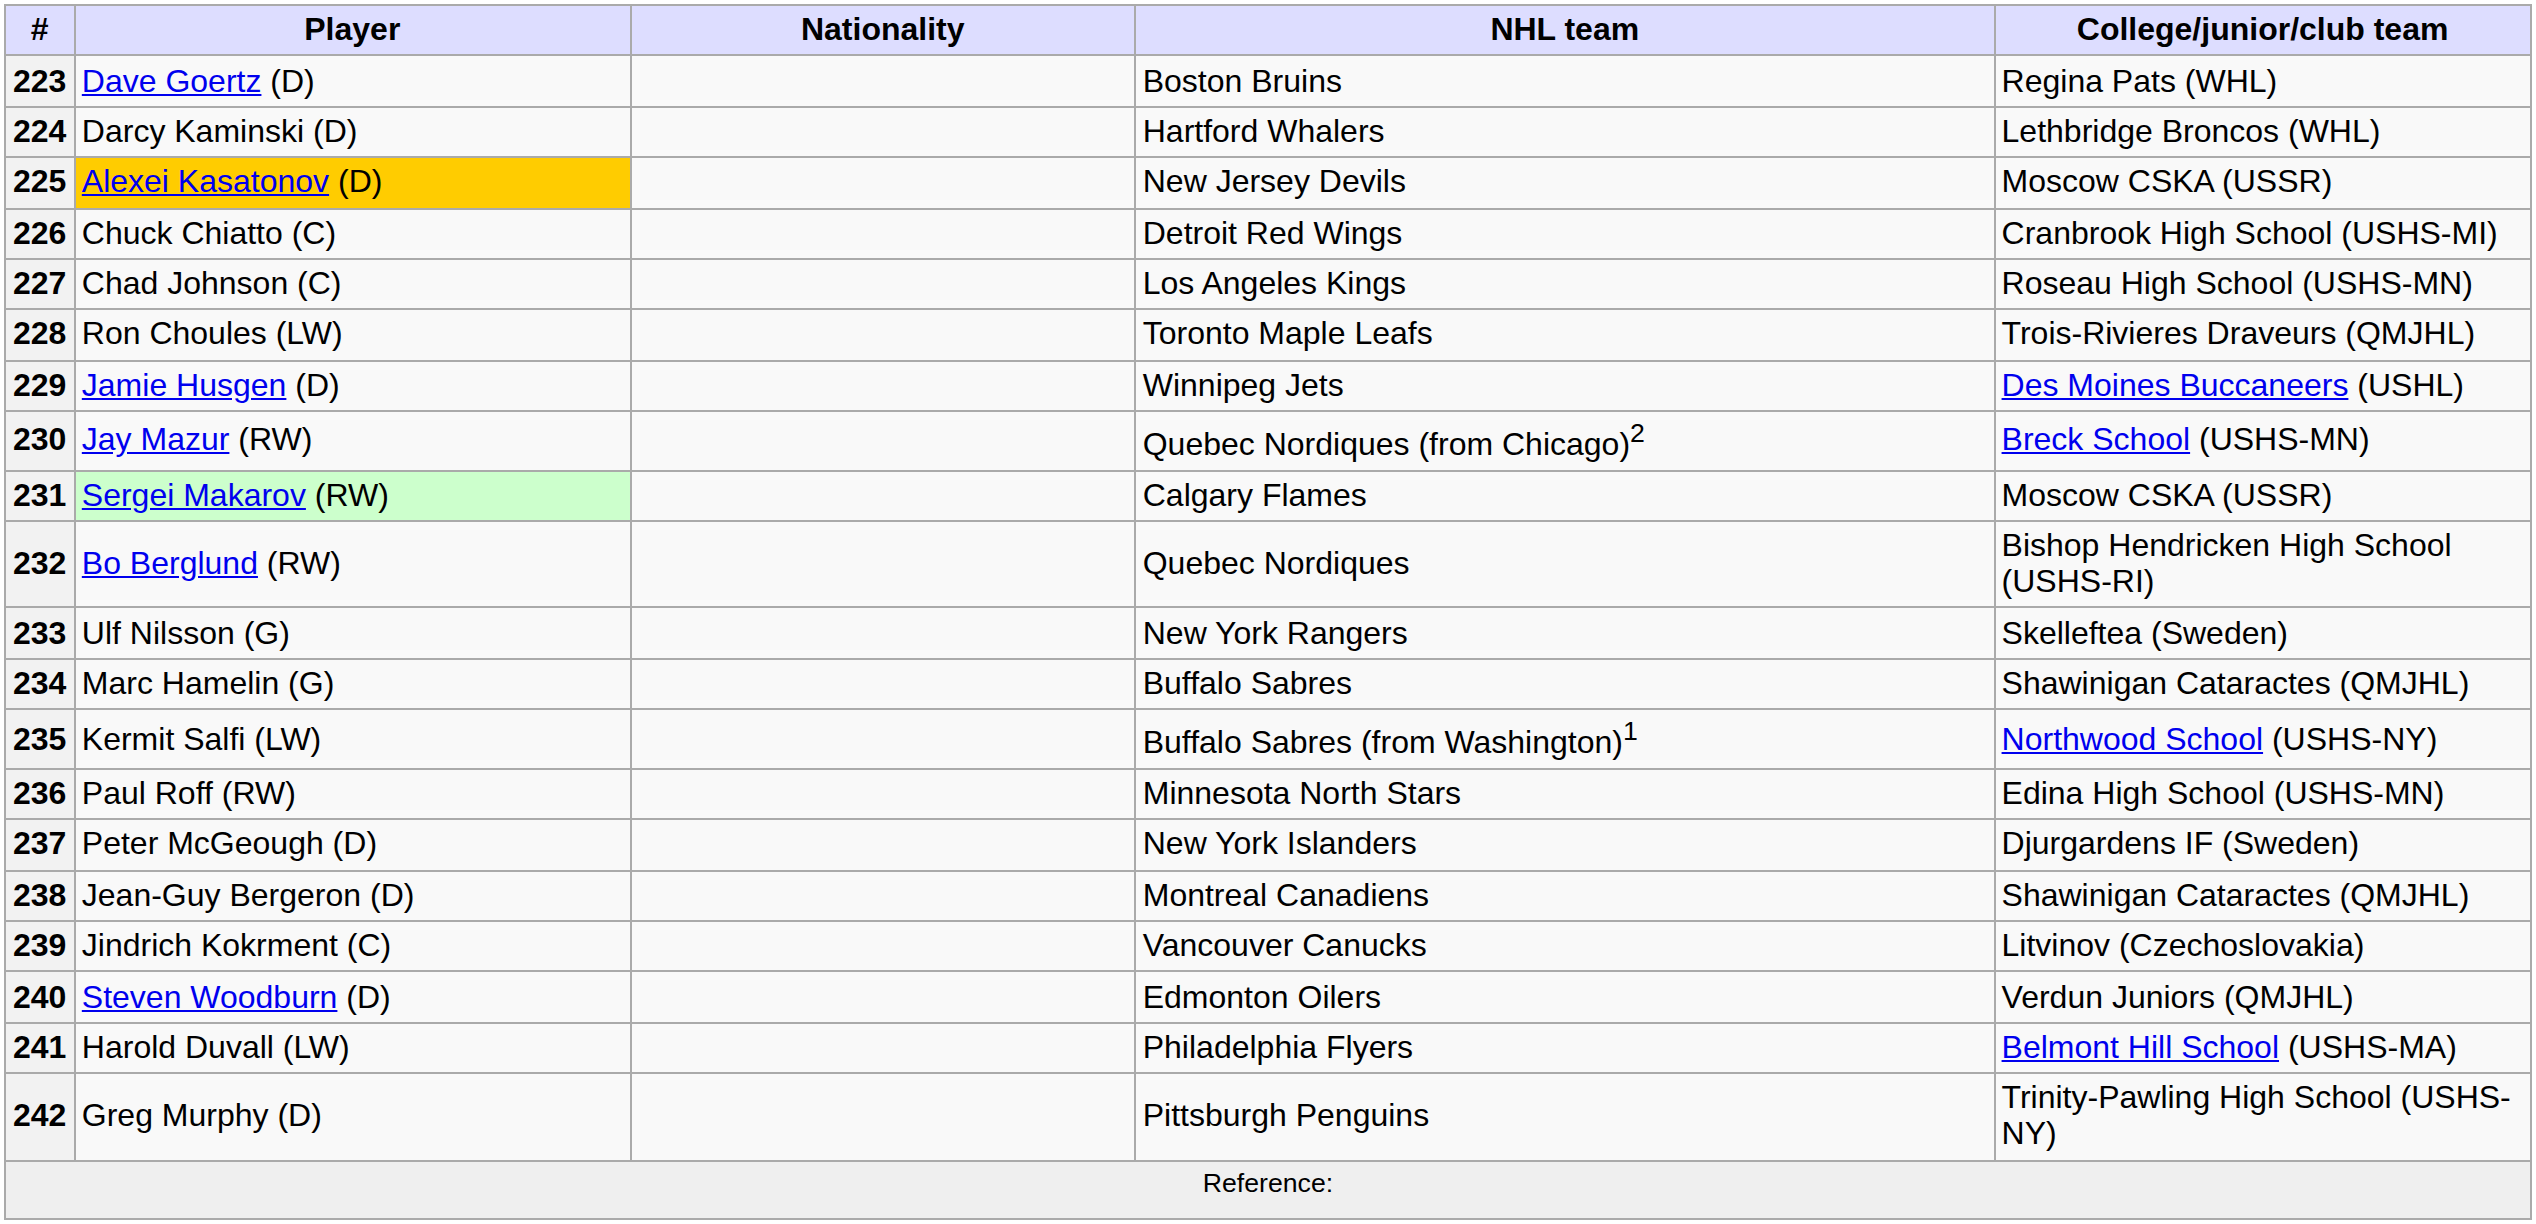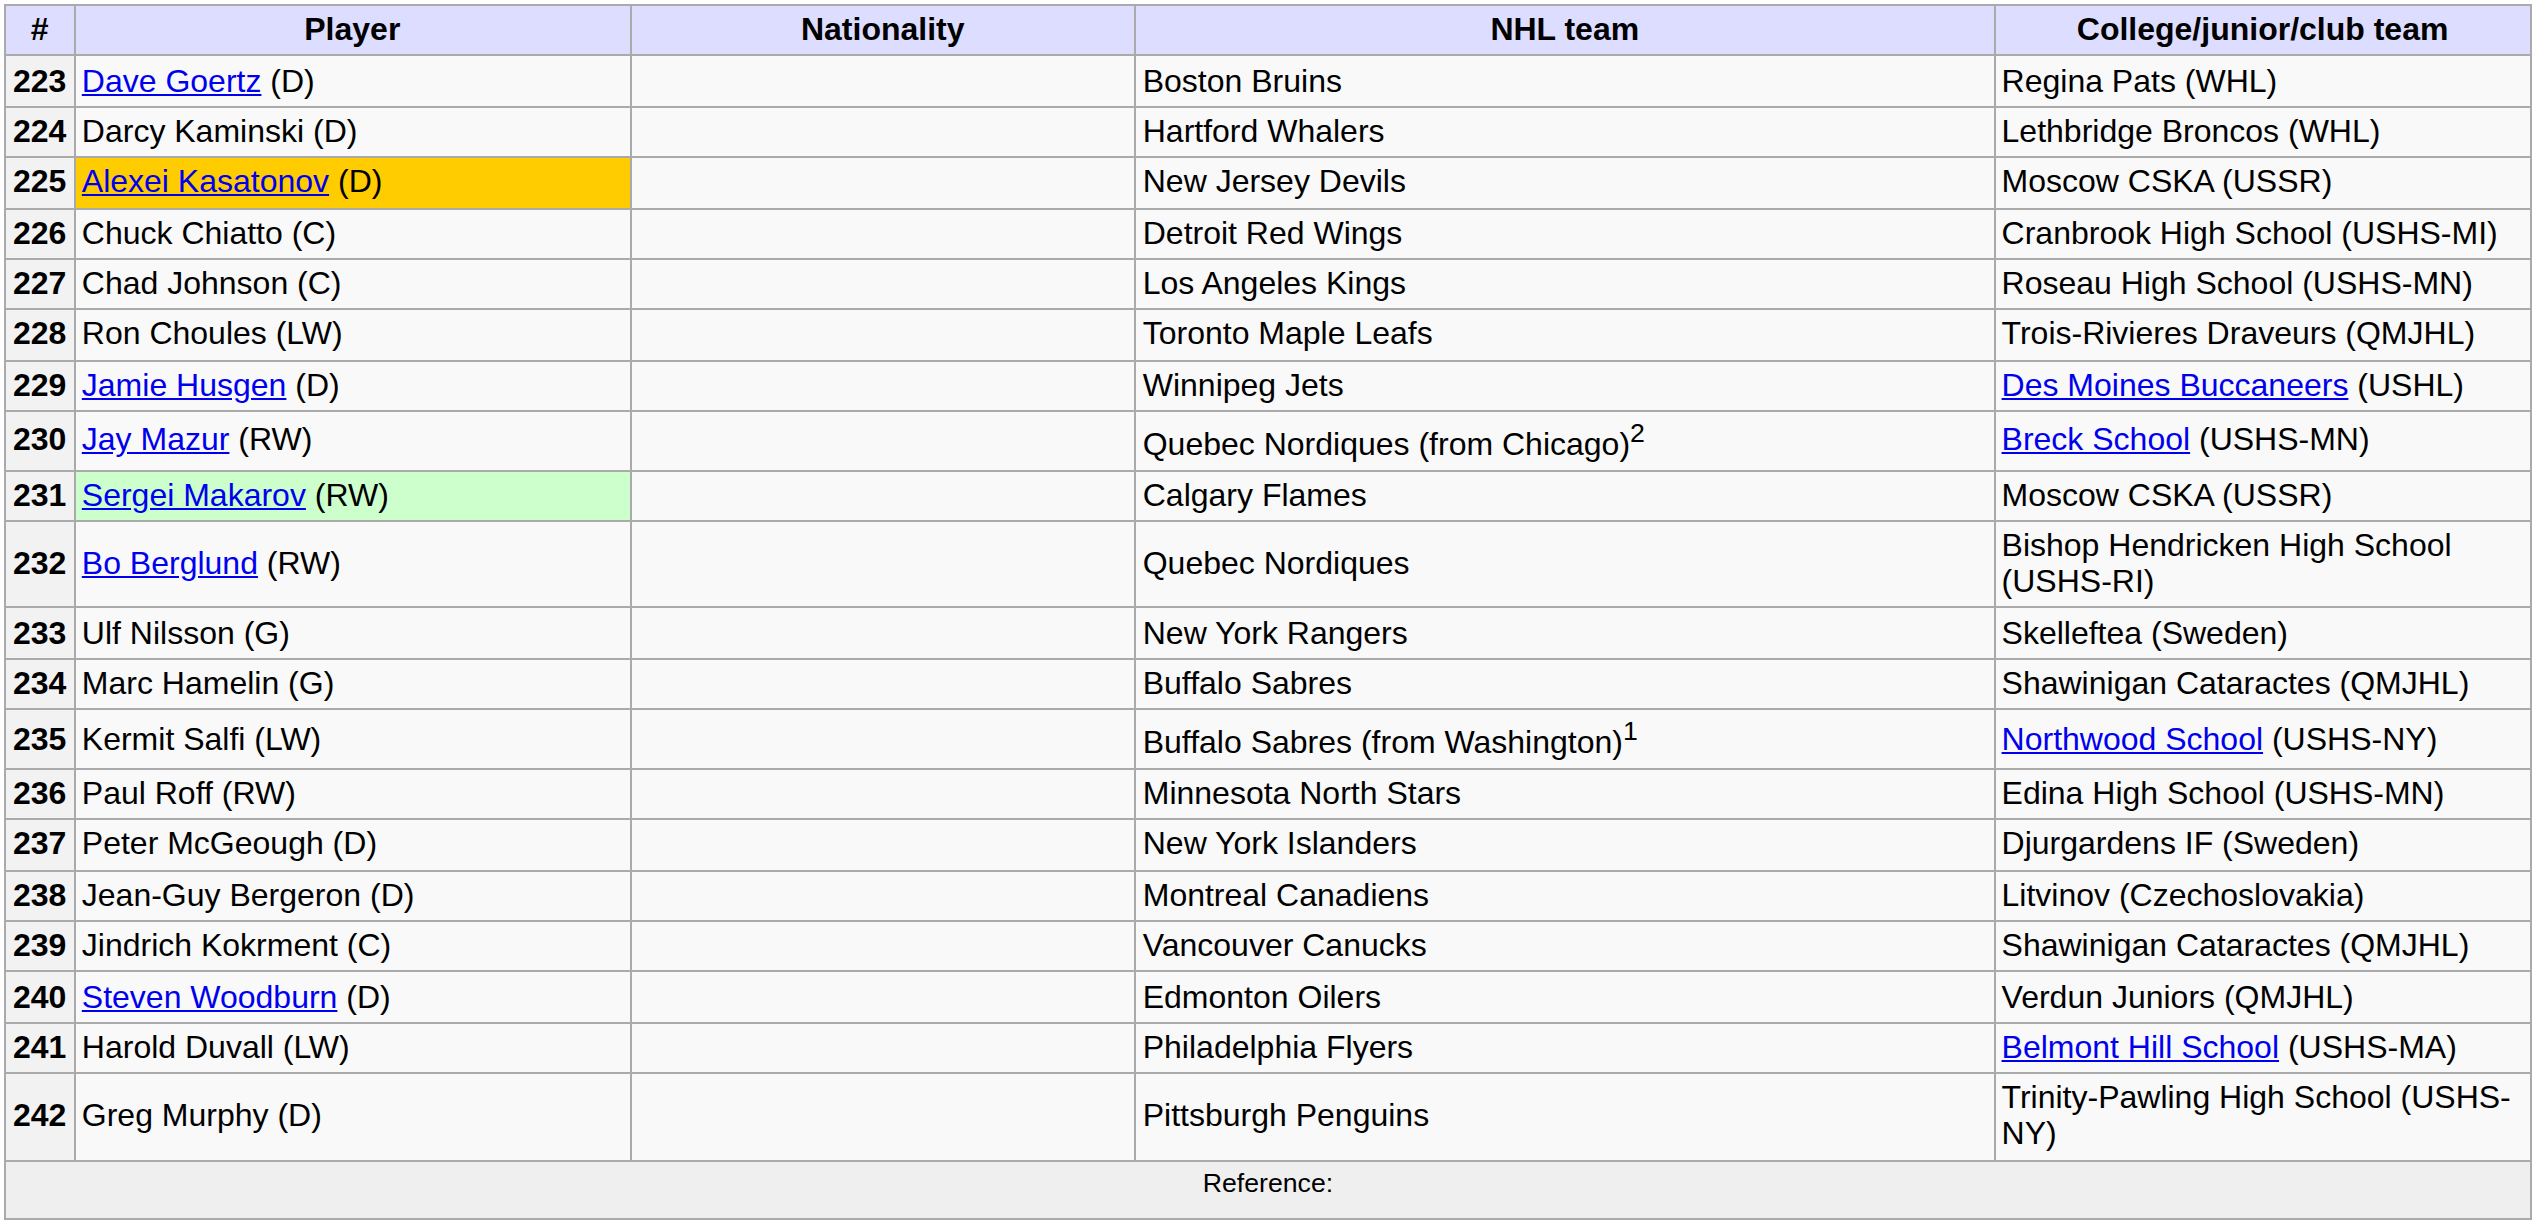(2235, 895) Shawinigan Cataractes (QMJHL) -> (2183, 895) Litvinov (Czechoslovakia)
(2183, 945) Litvinov (Czechoslovakia) -> (2235, 945) Shawinigan Cataractes (QMJHL)
